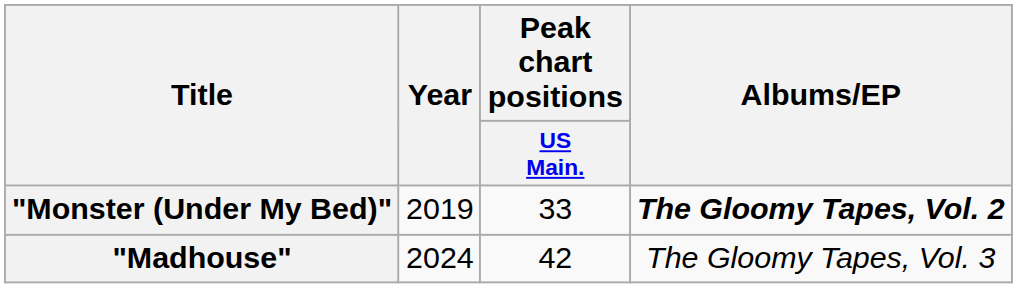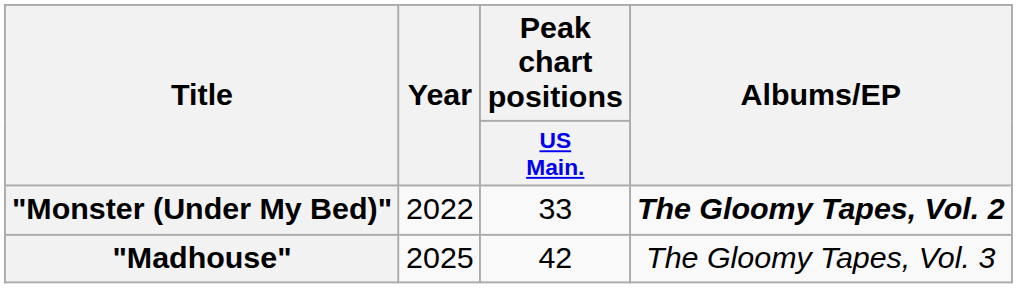(440, 209) 2019 -> (440, 209) 2022
(440, 257) 2024 -> (440, 257) 2025
